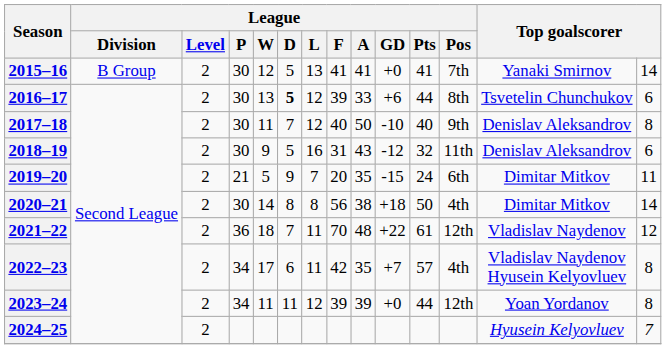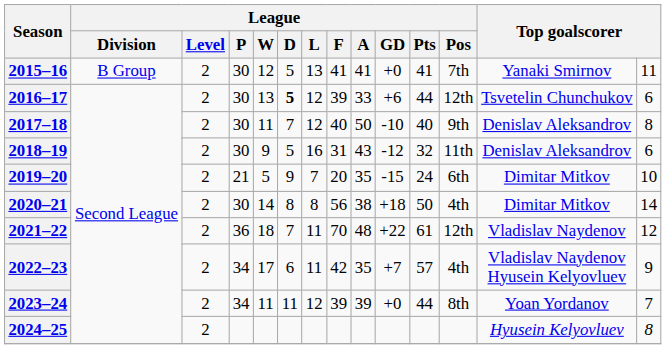(649, 71) 14 -> (649, 71) 11
(458, 97) 8th -> (458, 97) 12th
(649, 177) 11 -> (649, 177) 10
(649, 267) 8 -> (649, 267) 9
(458, 303) 12th -> (458, 303) 8th
(649, 303) 8 -> (649, 303) 7
(649, 329) 7 -> (649, 329) 8
